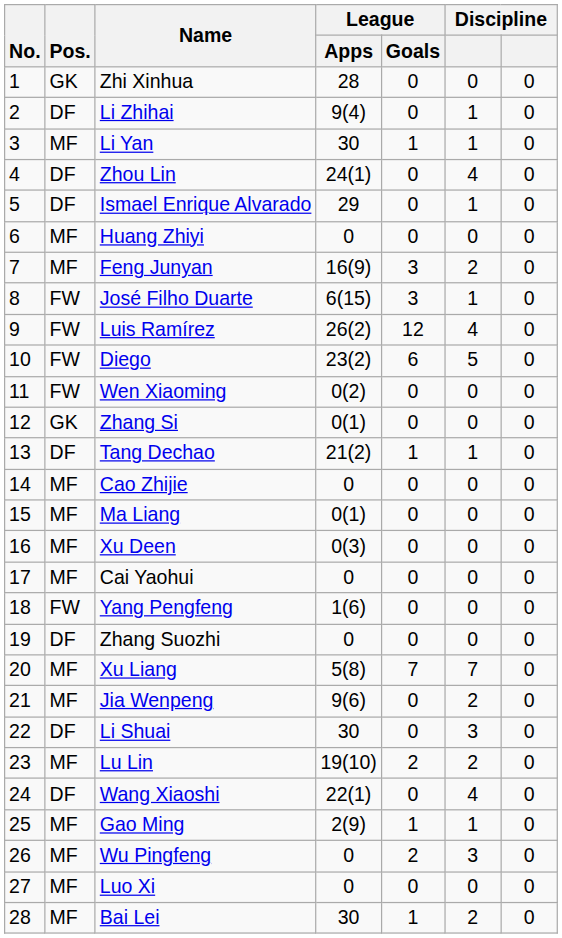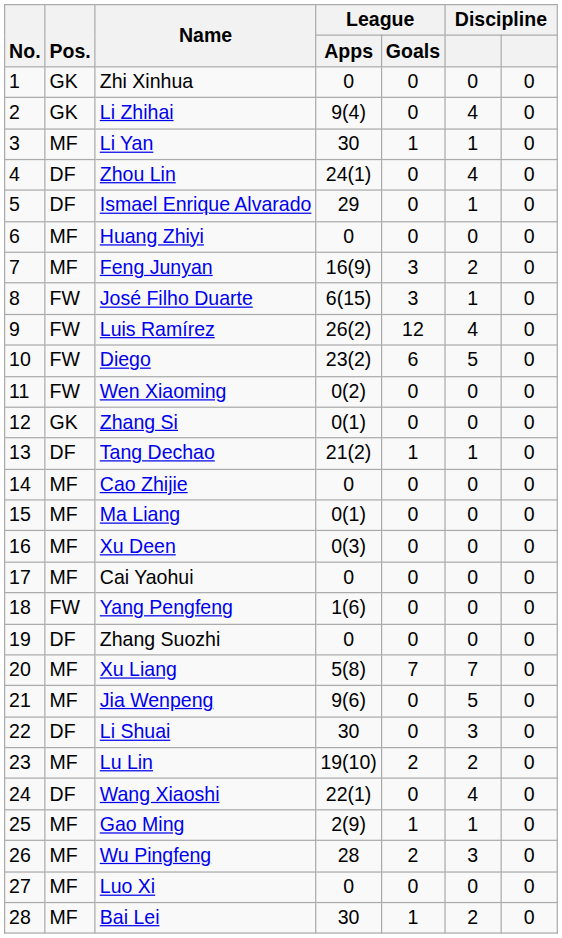(349, 81) 28 -> (349, 81) 0
(63, 112) DF -> (64, 112) GK
(473, 112) 1 -> (473, 112) 4
(473, 701) 2 -> (473, 701) 5
(349, 855) 0 -> (349, 855) 28
